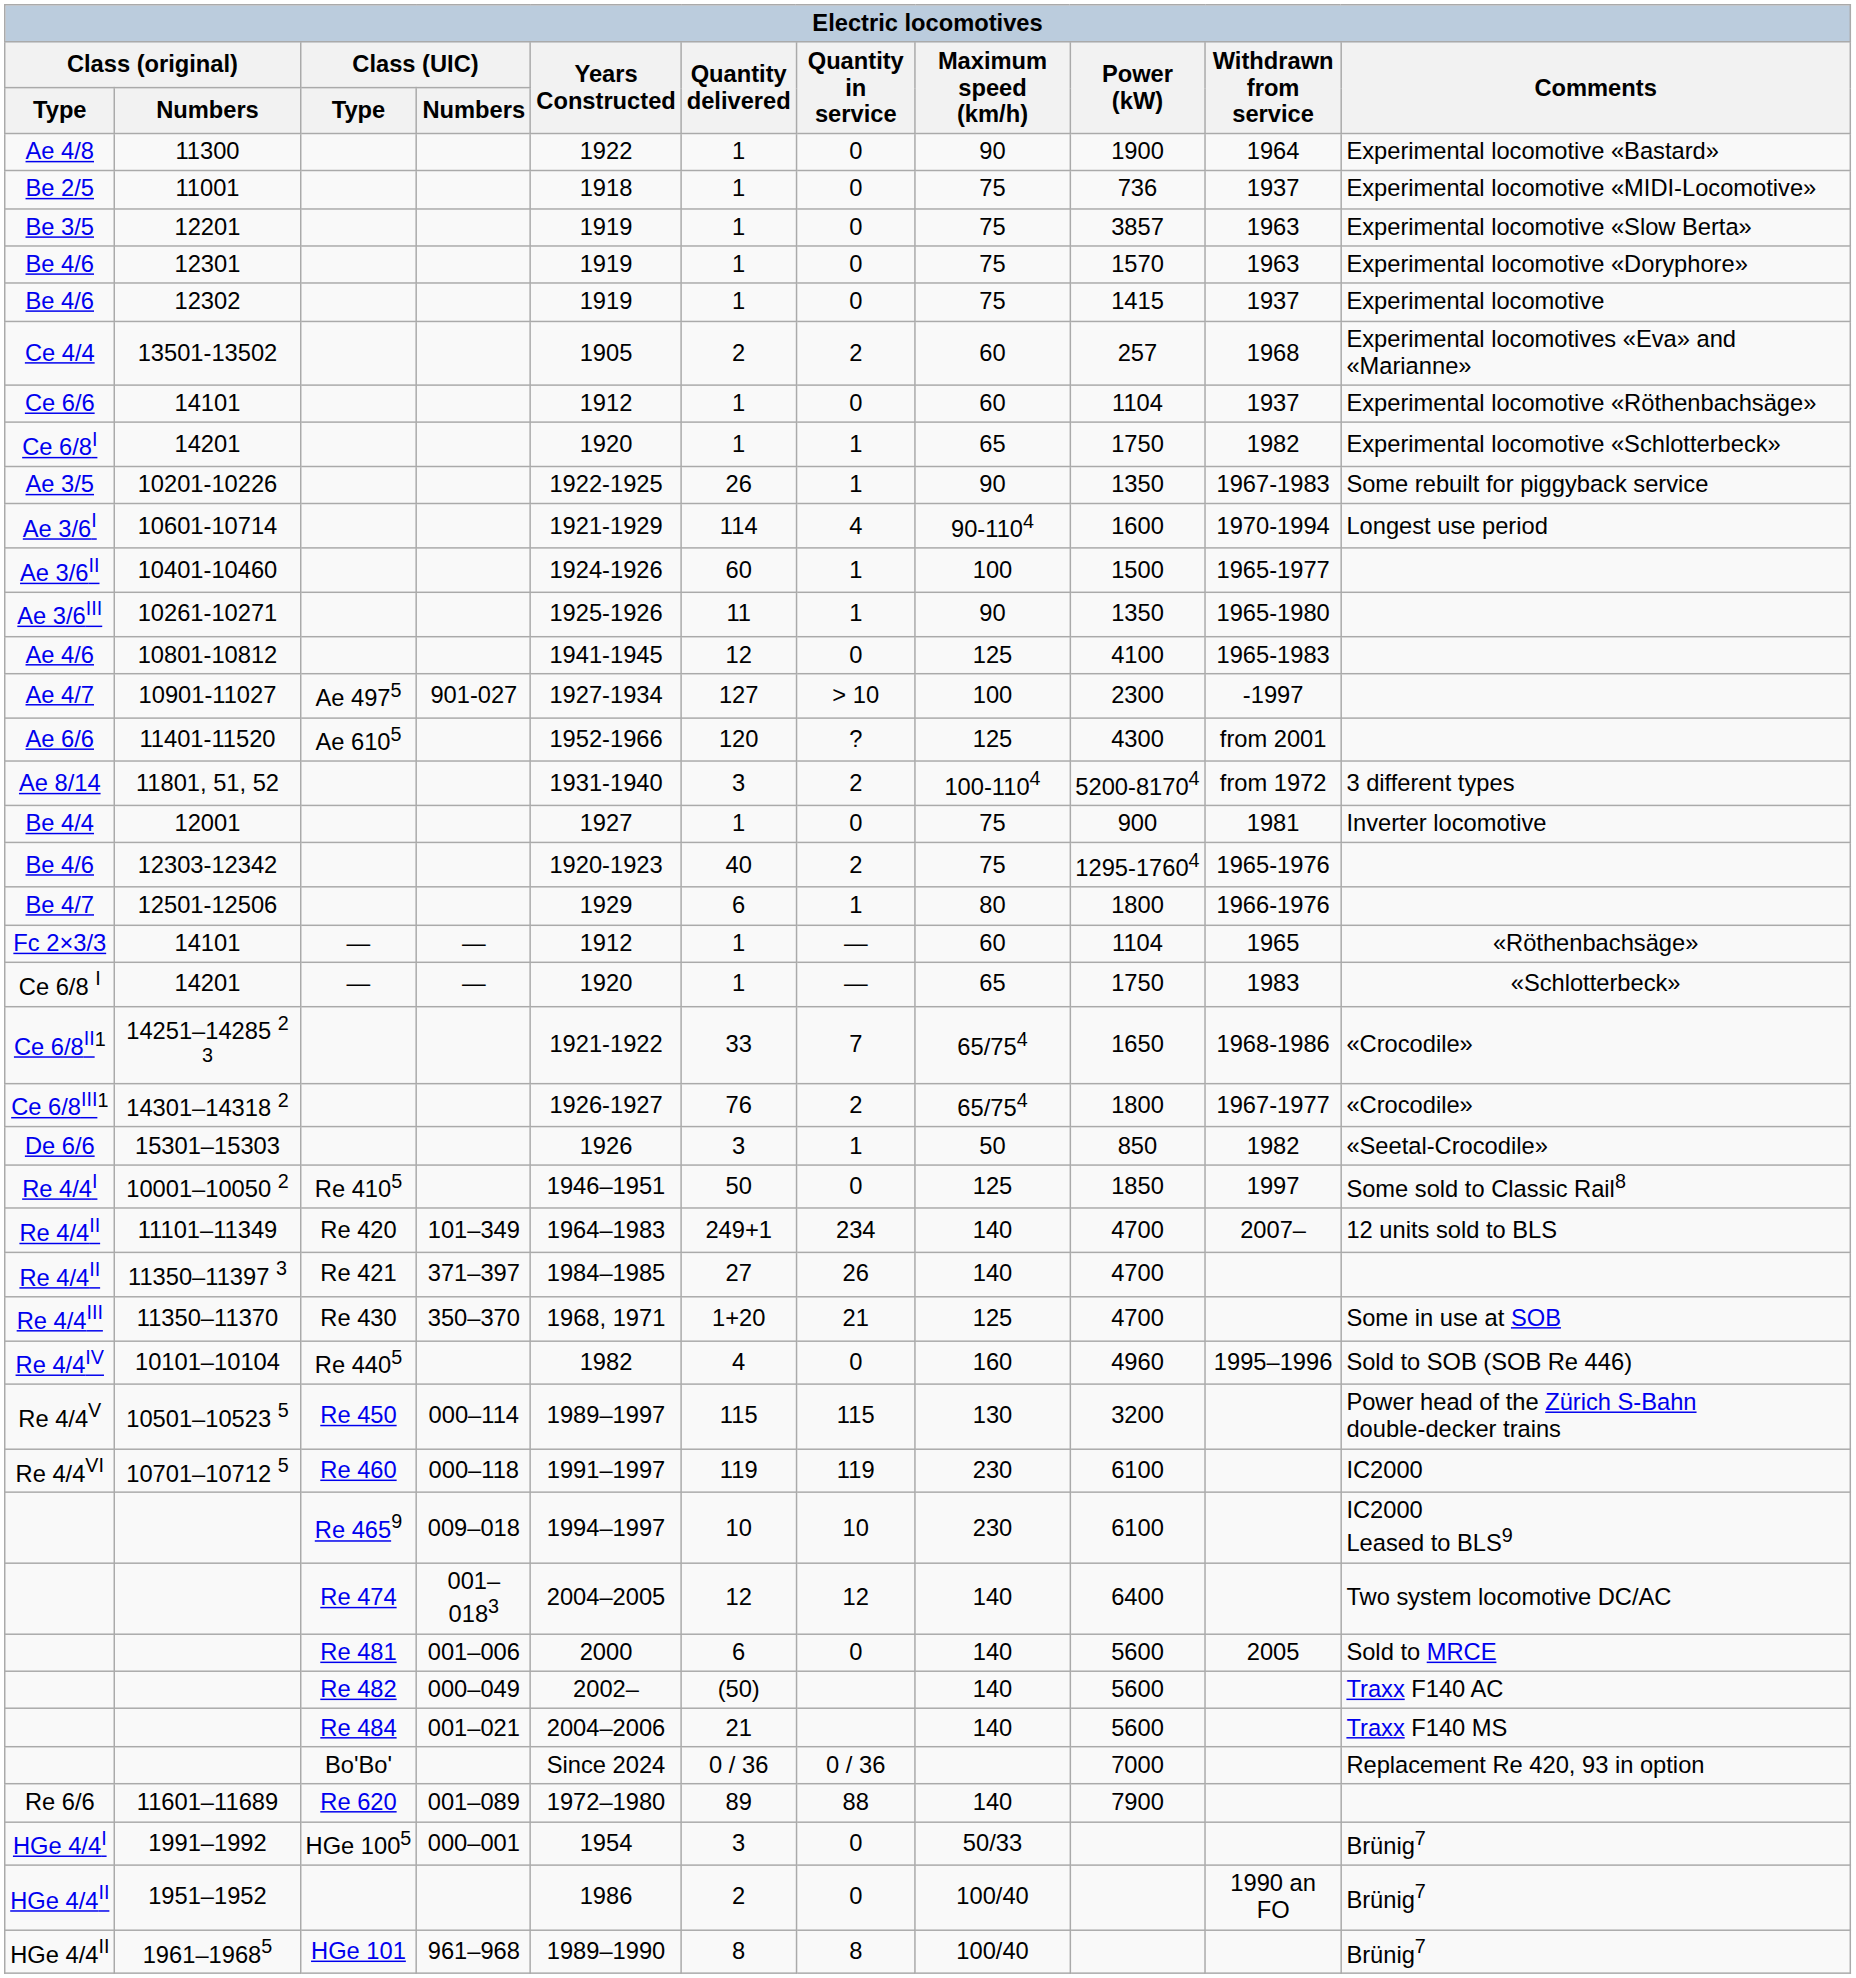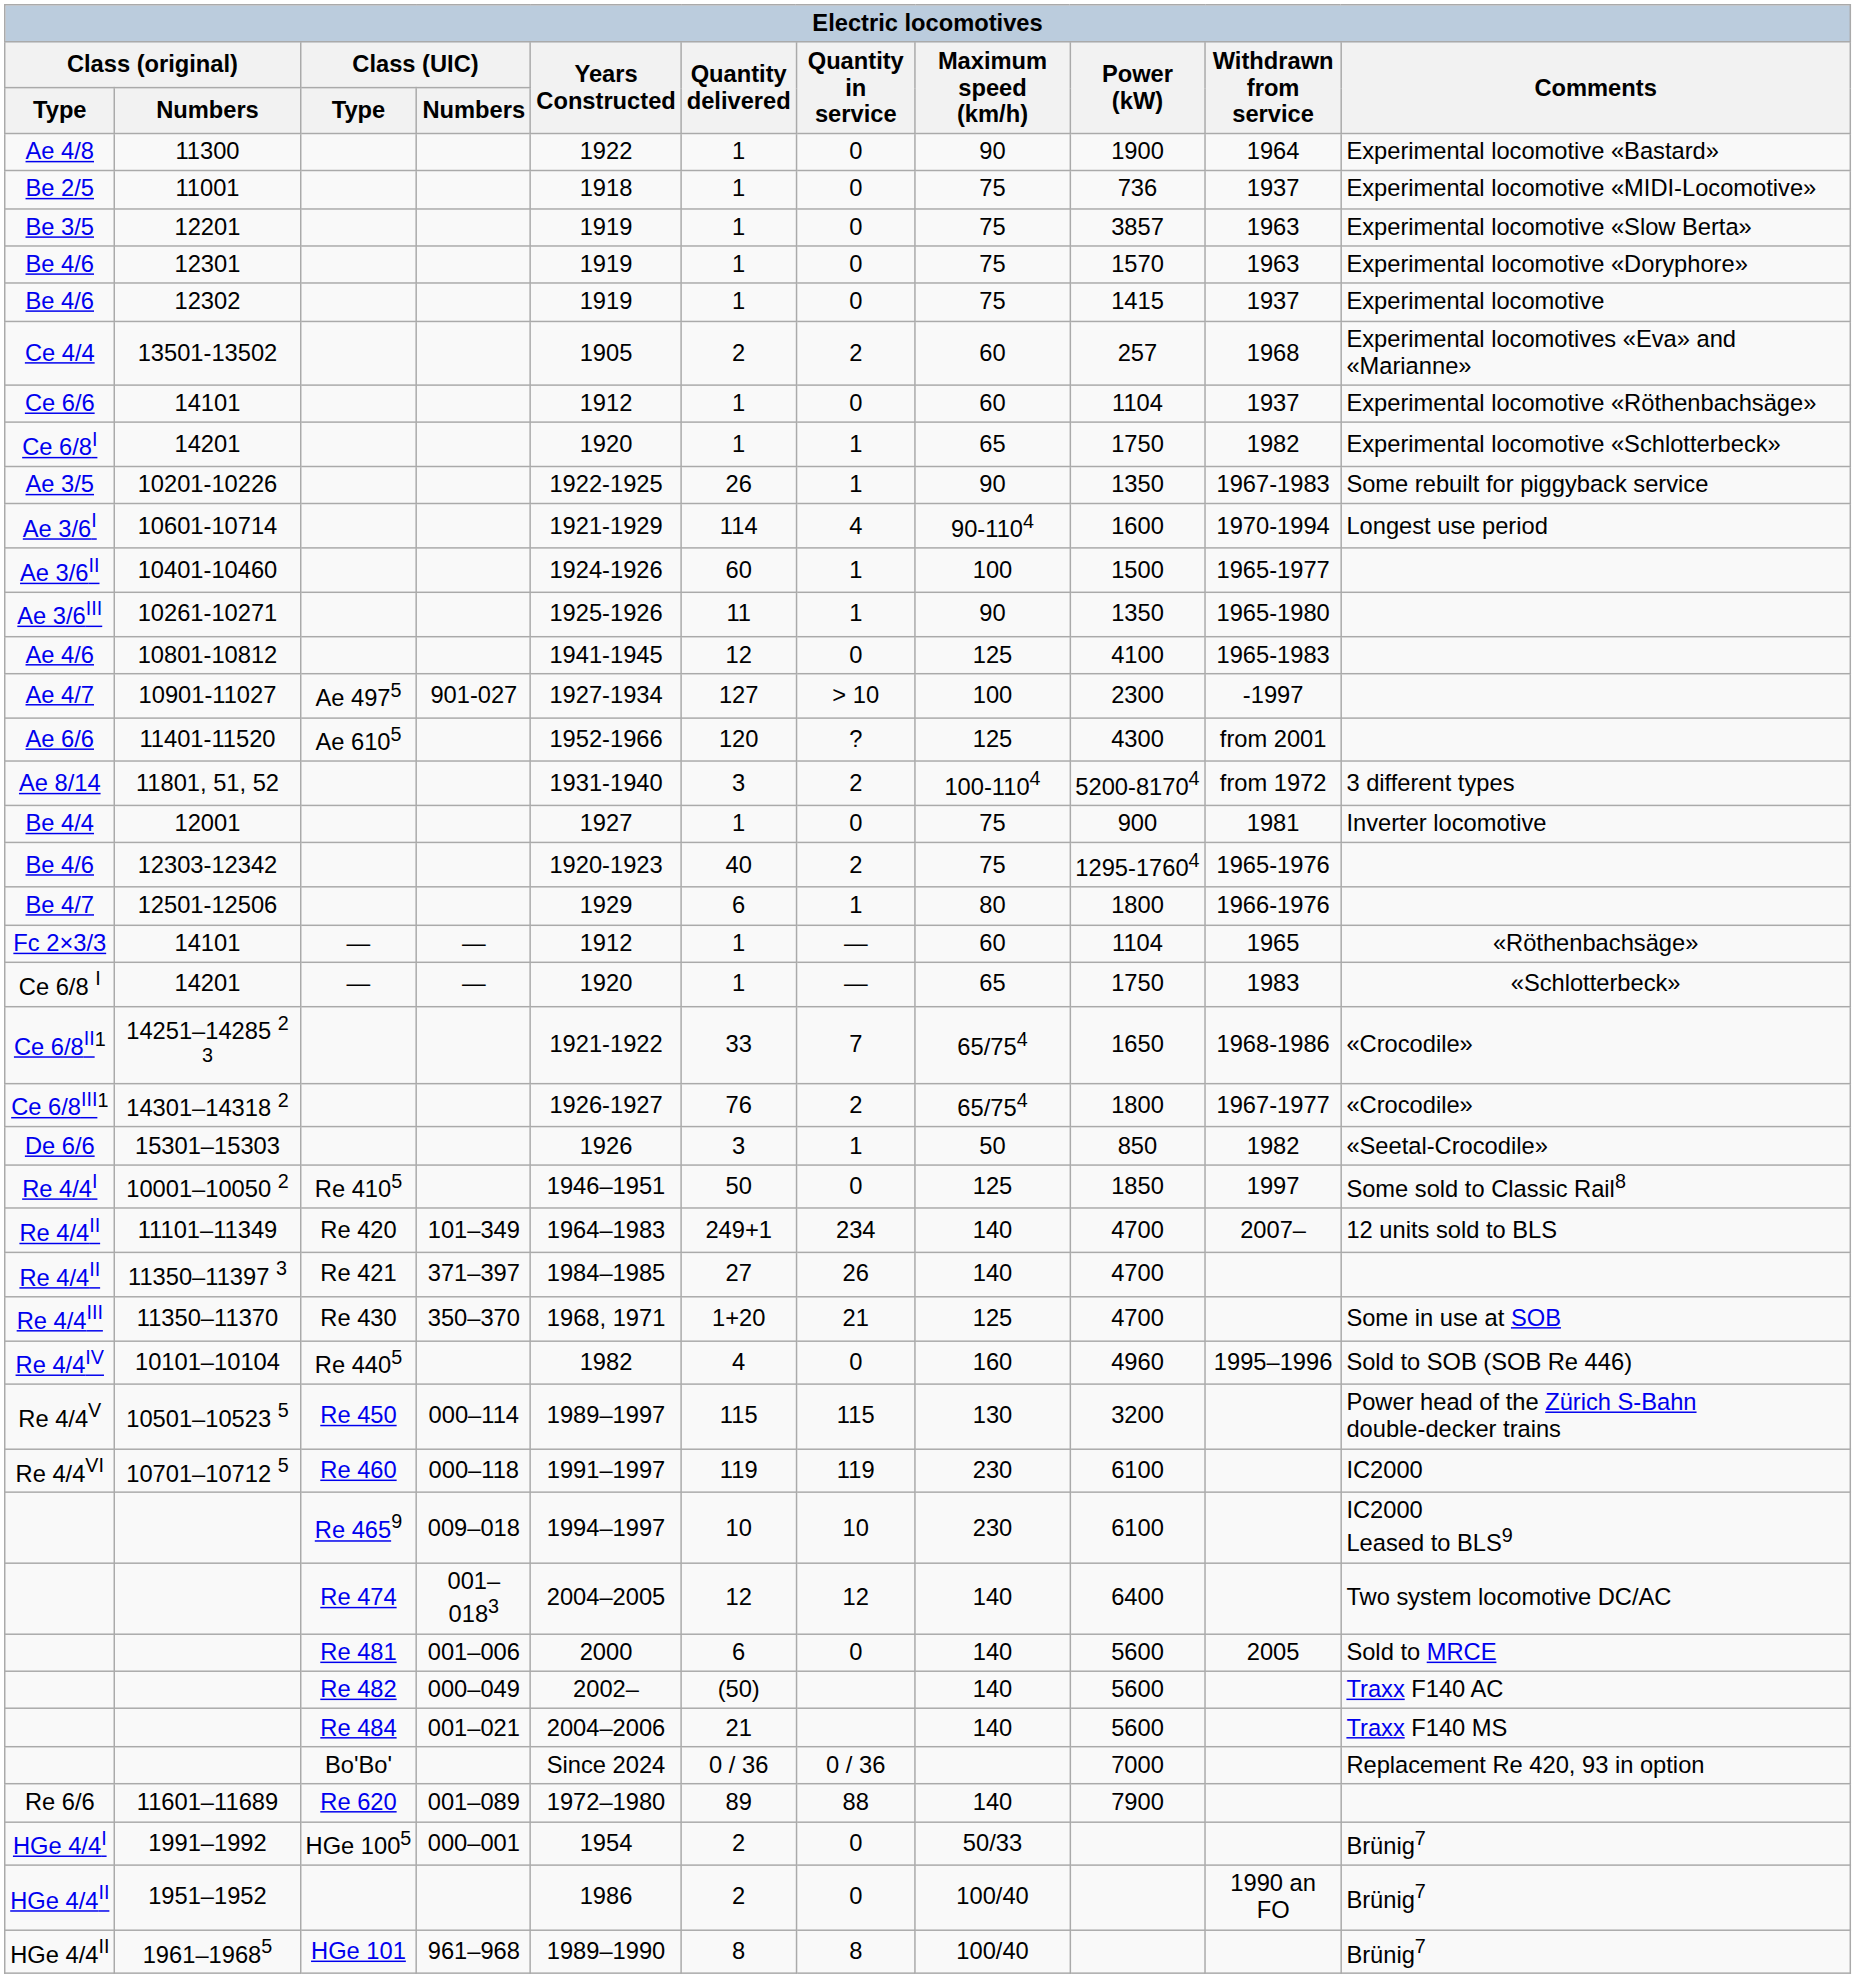(739, 1843) 3 -> (739, 1843) 2
